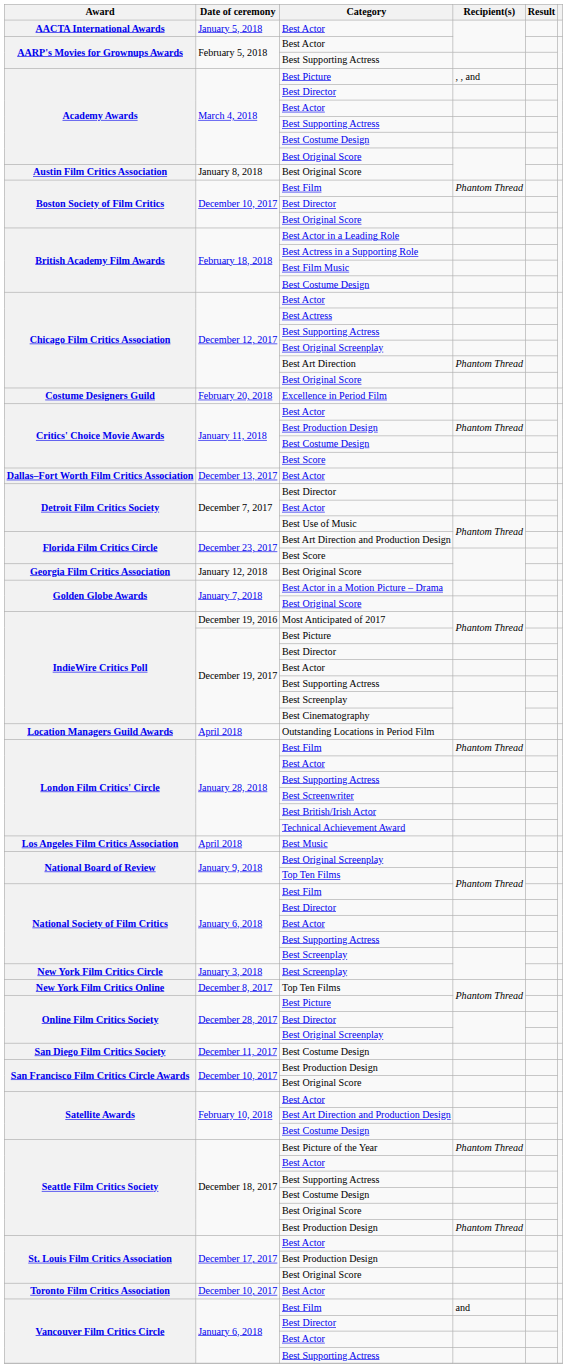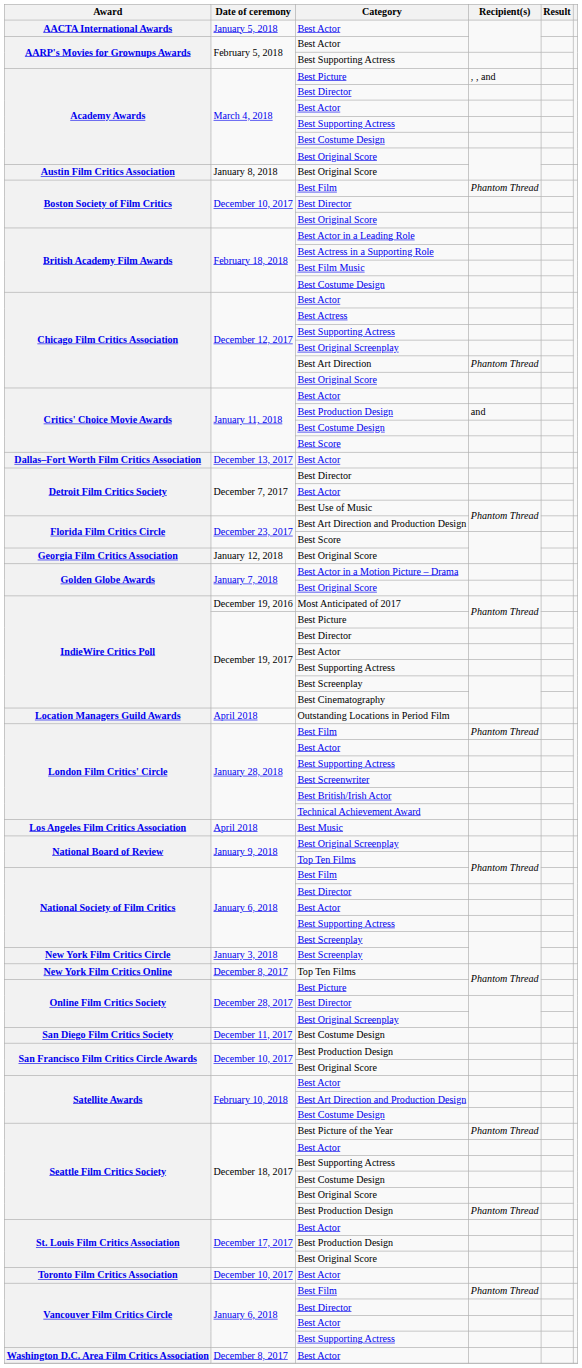- row: (100, 396)
(489, 428) Phantom Thread -> (478, 412) and
(463, 1307) and -> (505, 1291) Phantom Thread
+ row: (108, 1355)
